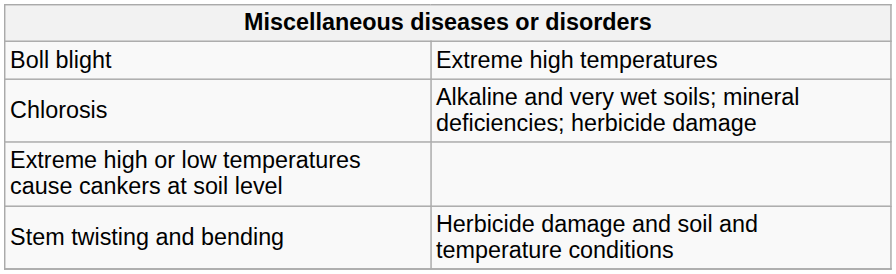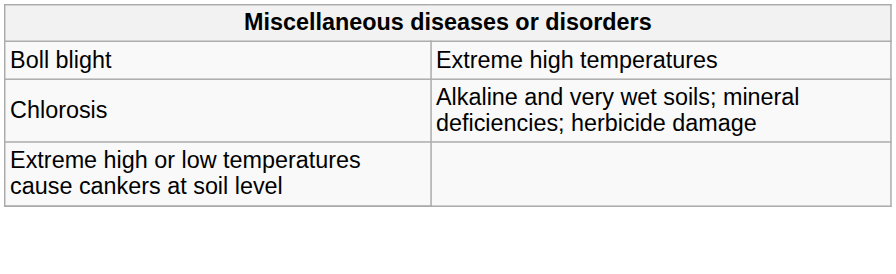- row: (147, 236)
